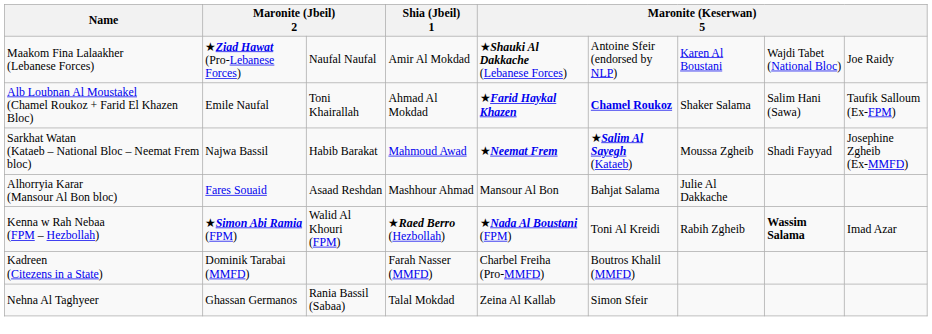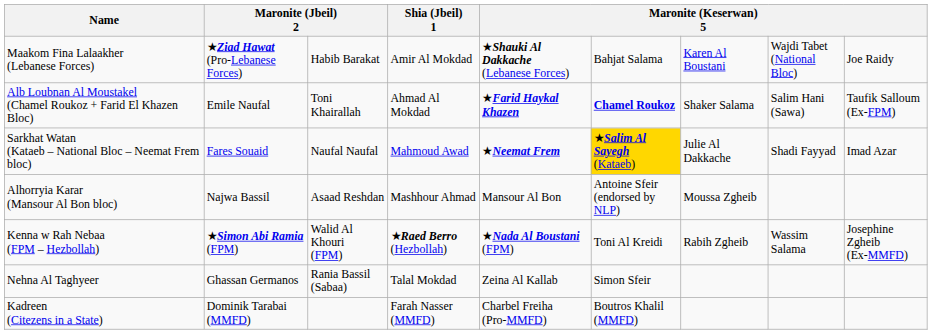(343, 59) Naufal Naufal -> (345, 59) Habib Barakat
(623, 59) Antoine Sfeir (endorsed by NLP) -> (628, 59) Bahjat Salama
(237, 151) Najwa Bassil -> (237, 151) Fares Souaid
(343, 151) Habib Barakat -> (344, 151) Naufal Naufal
(617, 151) no background -> (620, 151) gold background
(717, 151) Moussa Zgheib -> (707, 151) Julie Al Dakkache
(878, 151) Josephine Zgheib (Ex-MMFD) -> (872, 151) Imad Azar
(236, 190) Fares Souaid -> (238, 197) Najwa Bassil
(625, 190) Bahjat Salama -> (626, 197) Antoine Sfeir (endorsed by NLP)
(704, 190) Julie Al Dakkache -> (720, 197) Moussa Zgheib
(787, 229) bold -> (789, 242) normal
(872, 229) Imad Azar -> (877, 242) Josephine Zgheib (Ex-MMFD)
rows swapped: (55, 267) <-> (53, 299)
